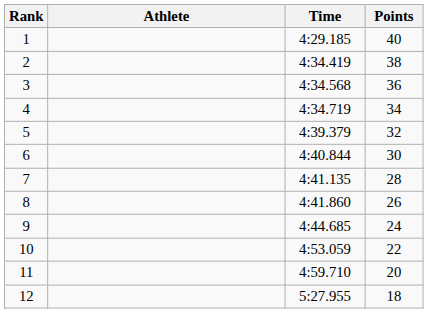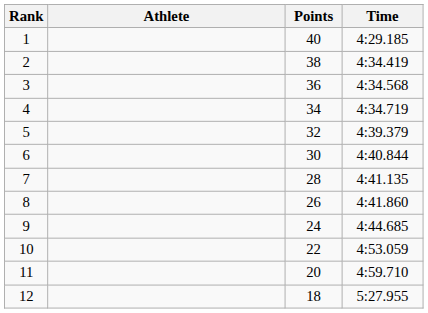columns swapped: (325, 16) <-> (394, 16)
